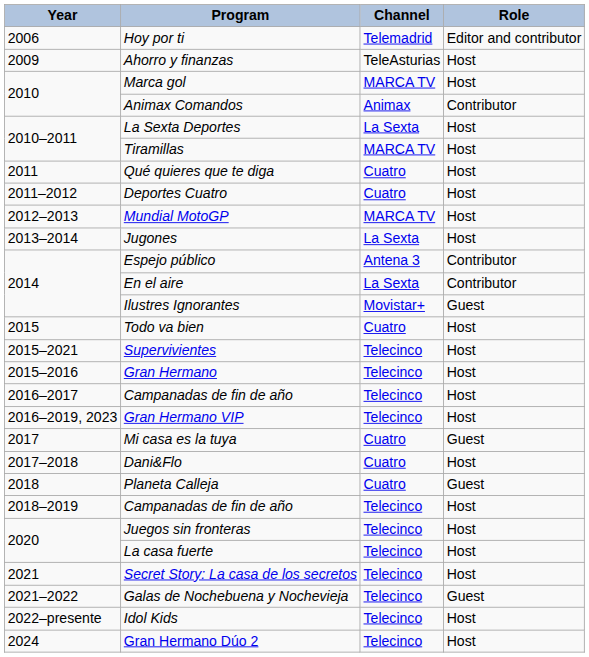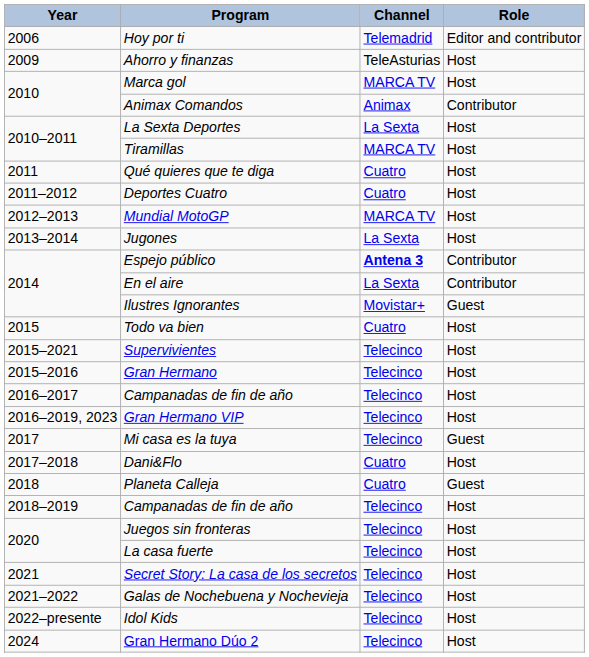(392, 261) normal -> (393, 261) bold
(385, 439) Cuatro -> (393, 439) Telecinco
(465, 596) Guest -> (461, 596) Host
